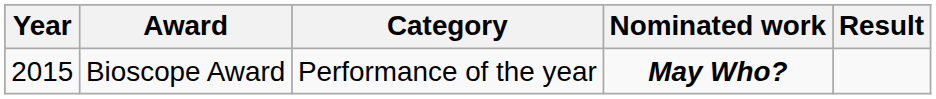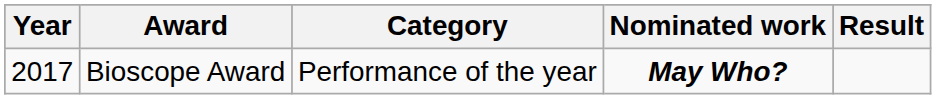(42, 70) 2015 -> (42, 70) 2017
